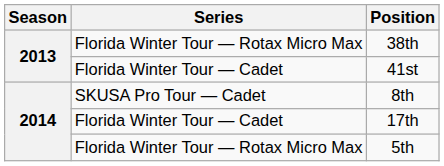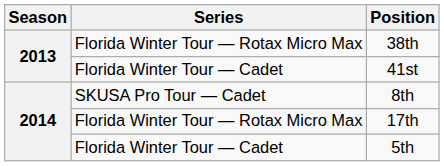(179, 121) Florida Winter Tour — Cadet -> (219, 121) Florida Winter Tour — Rotax Micro Max
(219, 147) Florida Winter Tour — Rotax Micro Max -> (179, 147) Florida Winter Tour — Cadet
